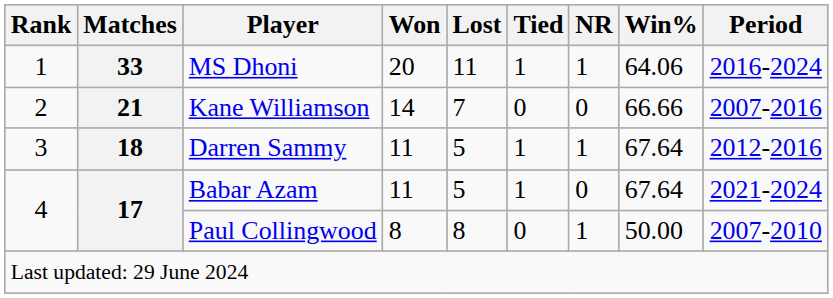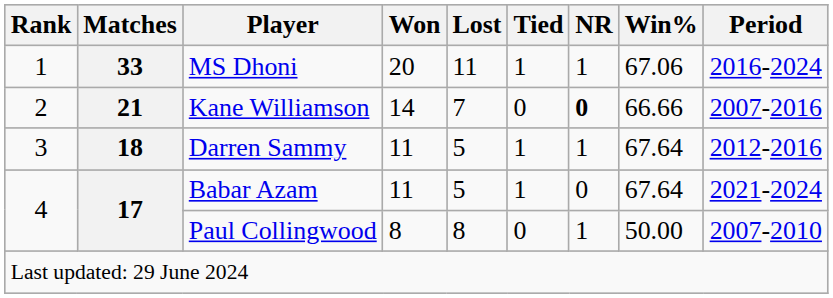(654, 66) 64.06 -> (654, 66) 67.06
(582, 107) normal -> (582, 107) bold
